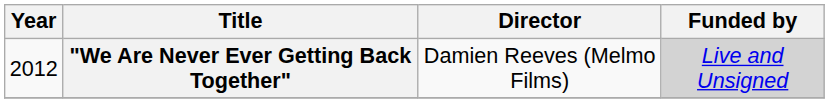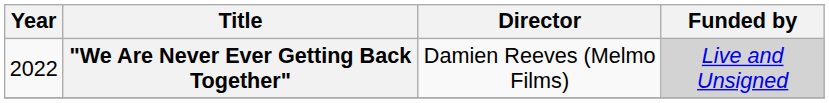(34, 68) 2012 -> (34, 68) 2022
